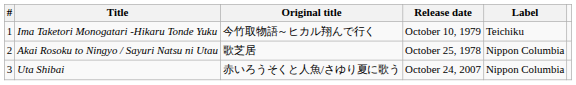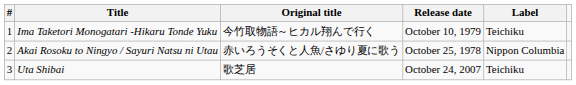(239, 50) 歌芝居 -> (312, 50) 赤いろうそくと人魚/さゆり夏に歌う
(312, 69) 赤いろうそくと人魚/さゆり夏に歌う -> (239, 69) 歌芝居
(525, 69) Nippon Columbia -> (505, 69) Teichiku
